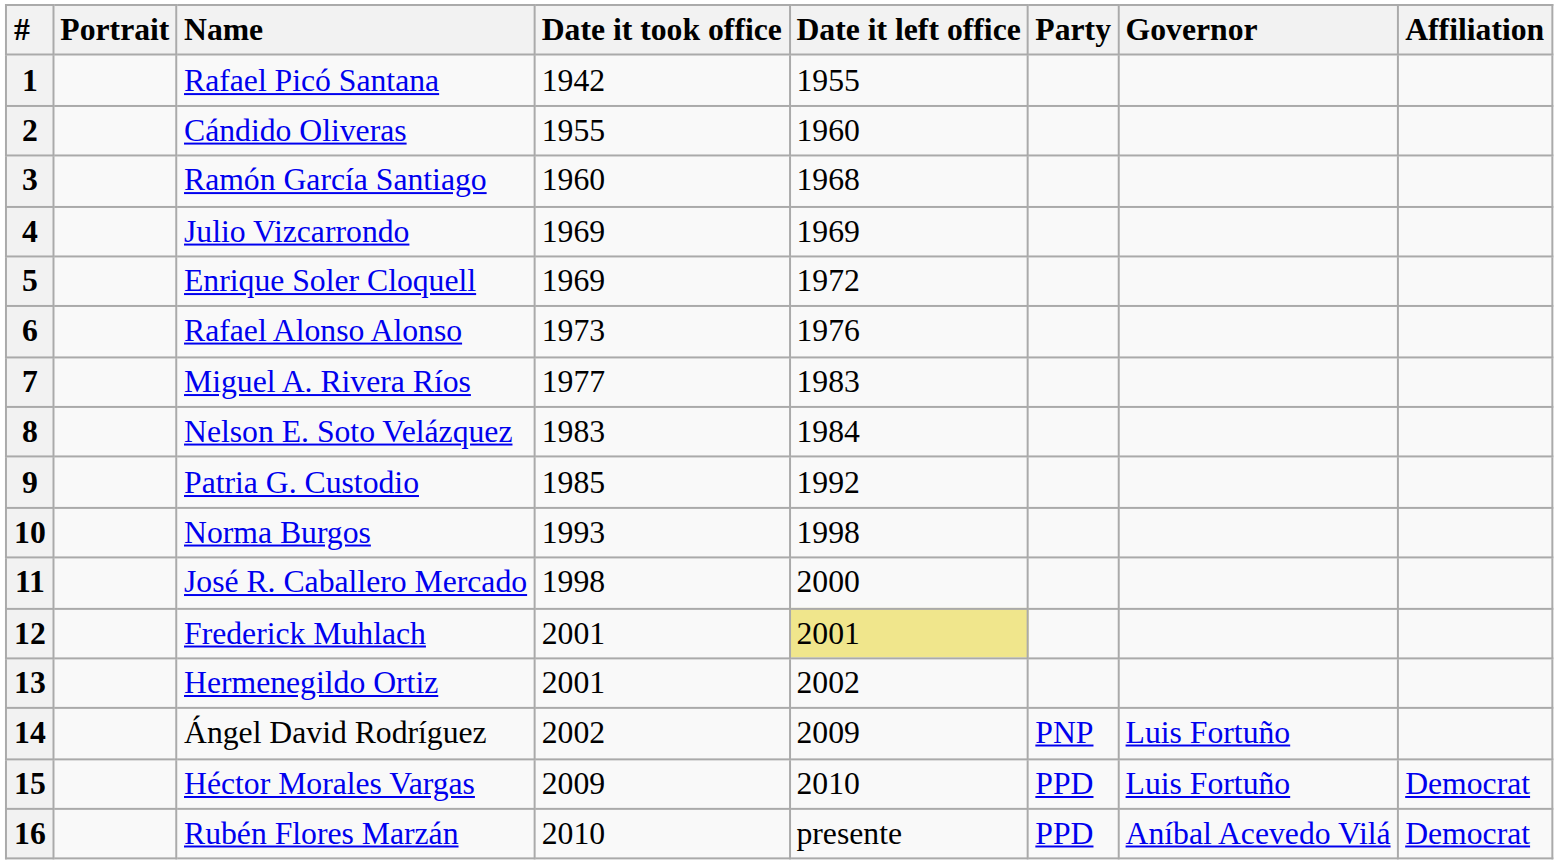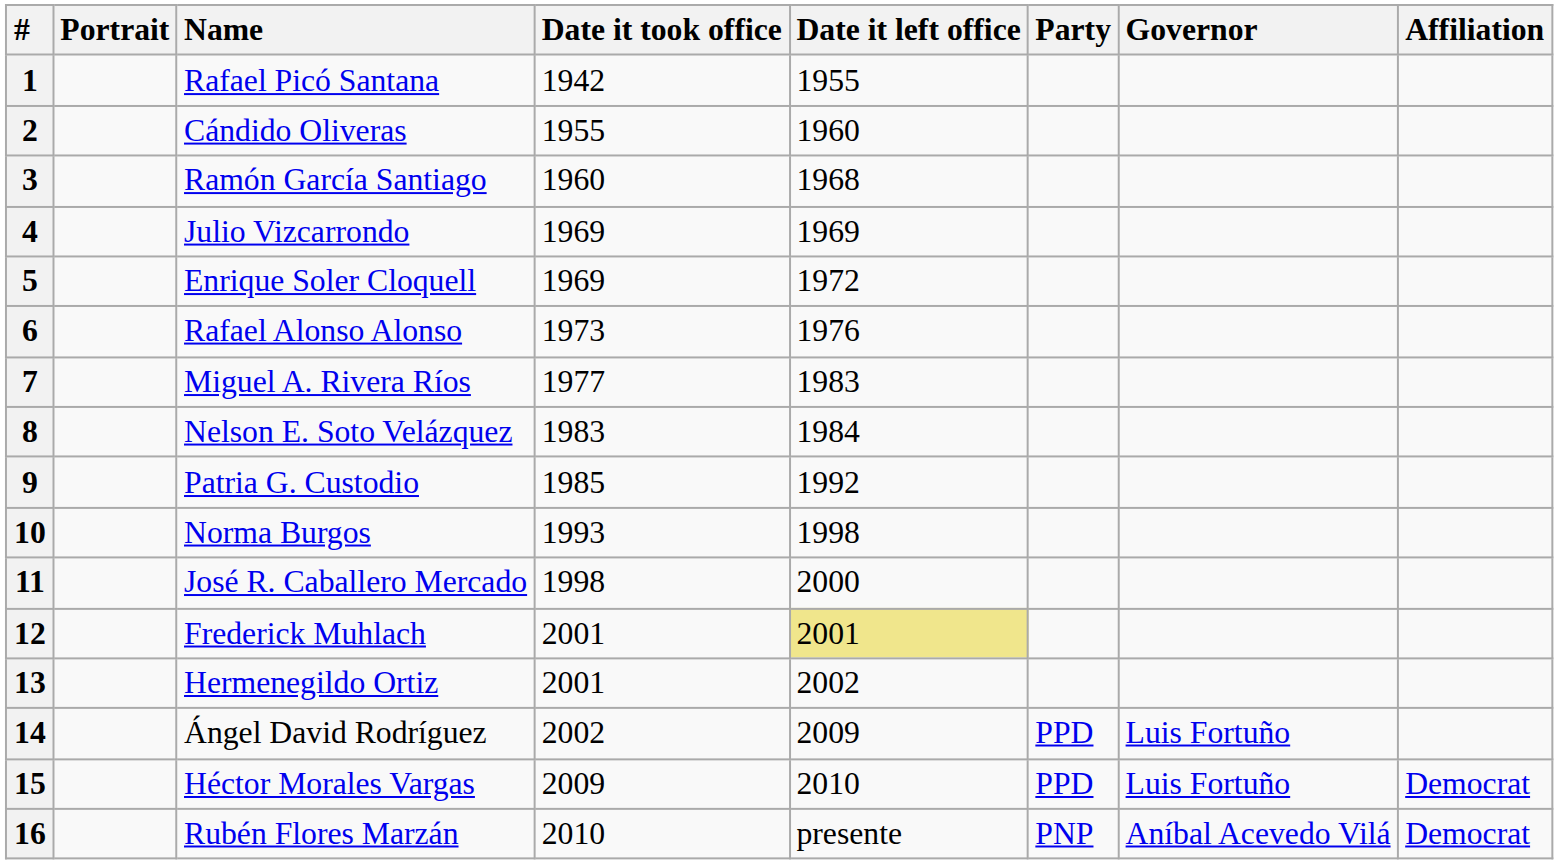(1064, 733) PNP -> (1064, 733) PPD
(1064, 833) PPD -> (1064, 833) PNP
